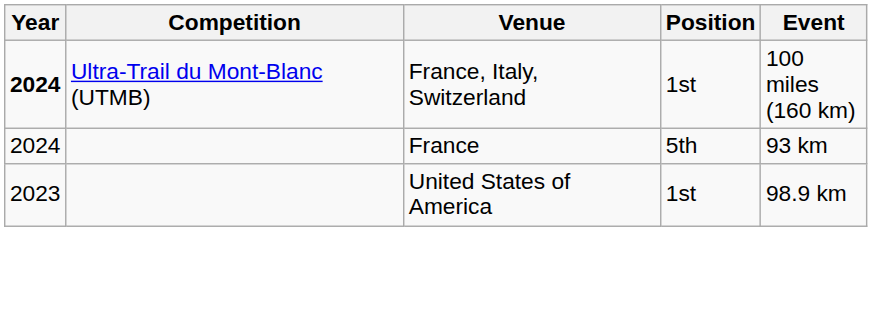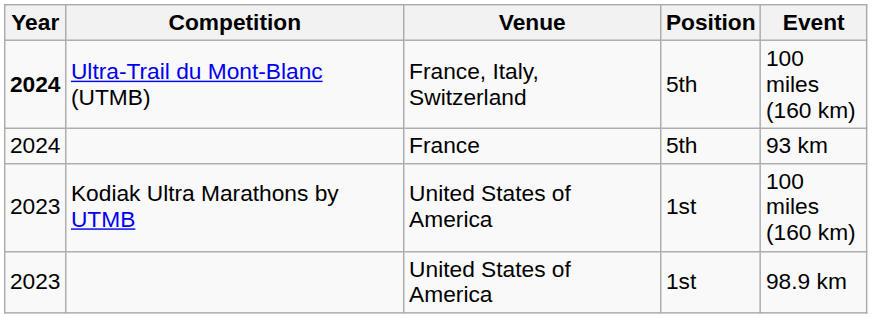(681, 84) 1st -> (682, 84) 5th
+ row: (205, 207)
